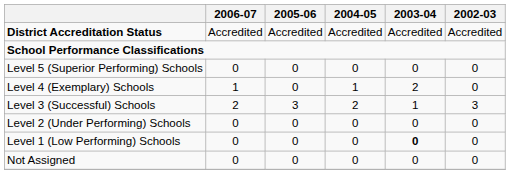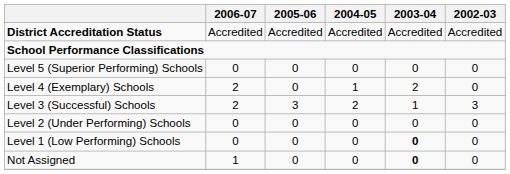(235, 87) 1 -> (235, 87) 2
(235, 160) 0 -> (235, 160) 1
(415, 160) normal -> (415, 160) bold
